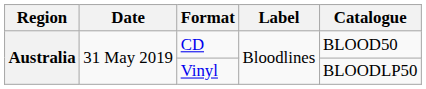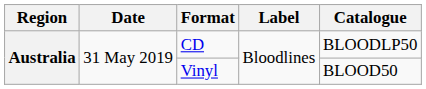(360, 44) BLOOD50 -> (370, 44) BLOODLP50
(370, 71) BLOODLP50 -> (360, 71) BLOOD50
